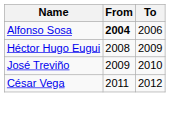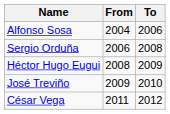(118, 30) bold -> (118, 30) normal
+ row: (43, 48)
